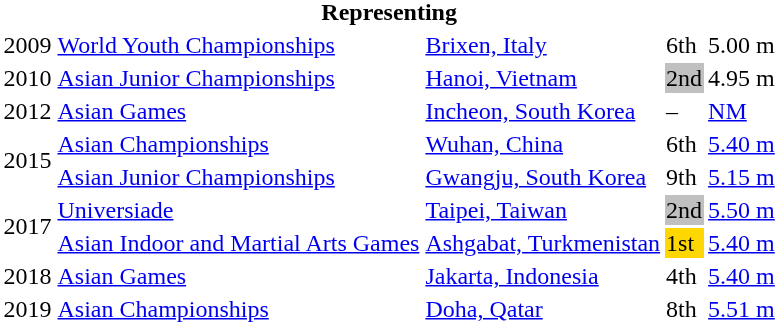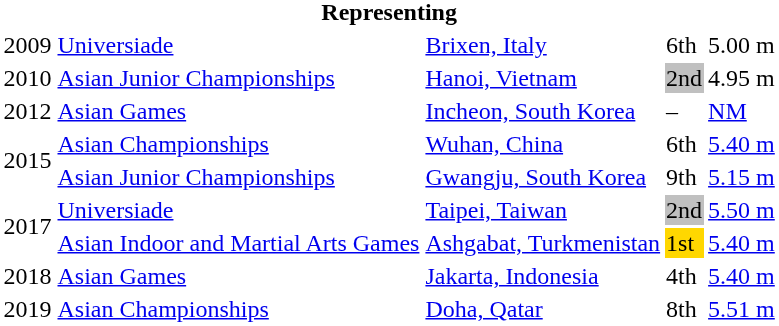(196, 44) World Youth Championships -> (115, 44) Universiade
